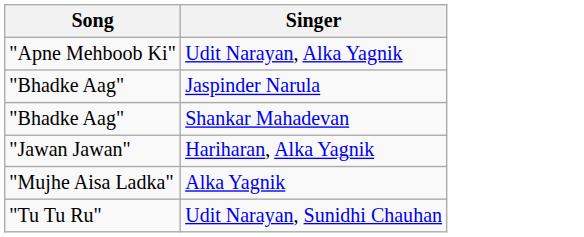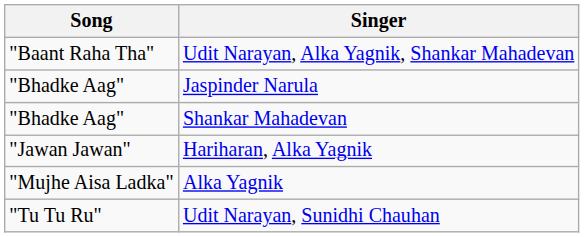- row: (294, 52)
+ row: (379, 52)
